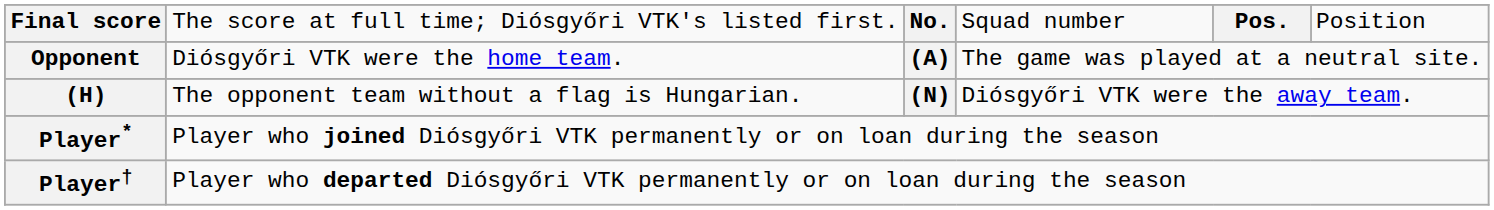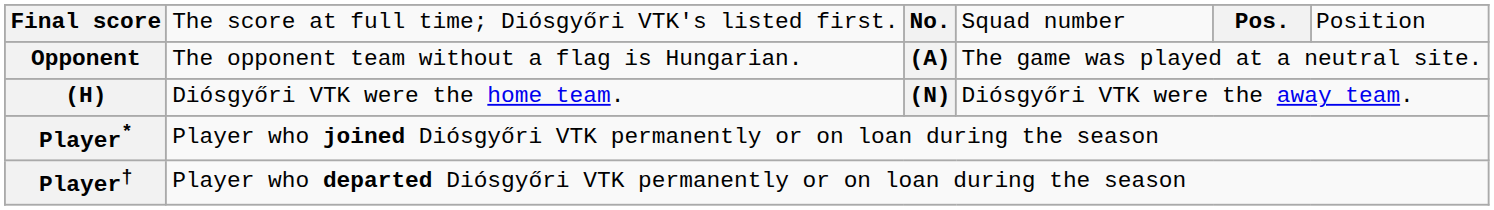(398, 61) Diósgyőri VTK were the home team. -> (487, 61) The opponent team without a flag is Hungarian.
(487, 97) The opponent team without a flag is Hungarian. -> (398, 97) Diósgyőri VTK were the home team.
